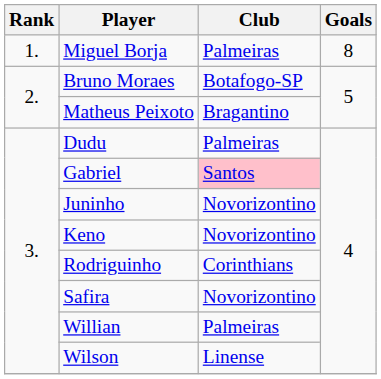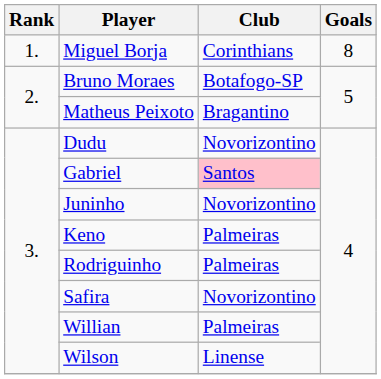(241, 50) Palmeiras -> (248, 50) Corinthians
(241, 142) Palmeiras -> (259, 142) Novorizontino
(259, 234) Novorizontino -> (241, 234) Palmeiras
(248, 265) Corinthians -> (241, 265) Palmeiras
